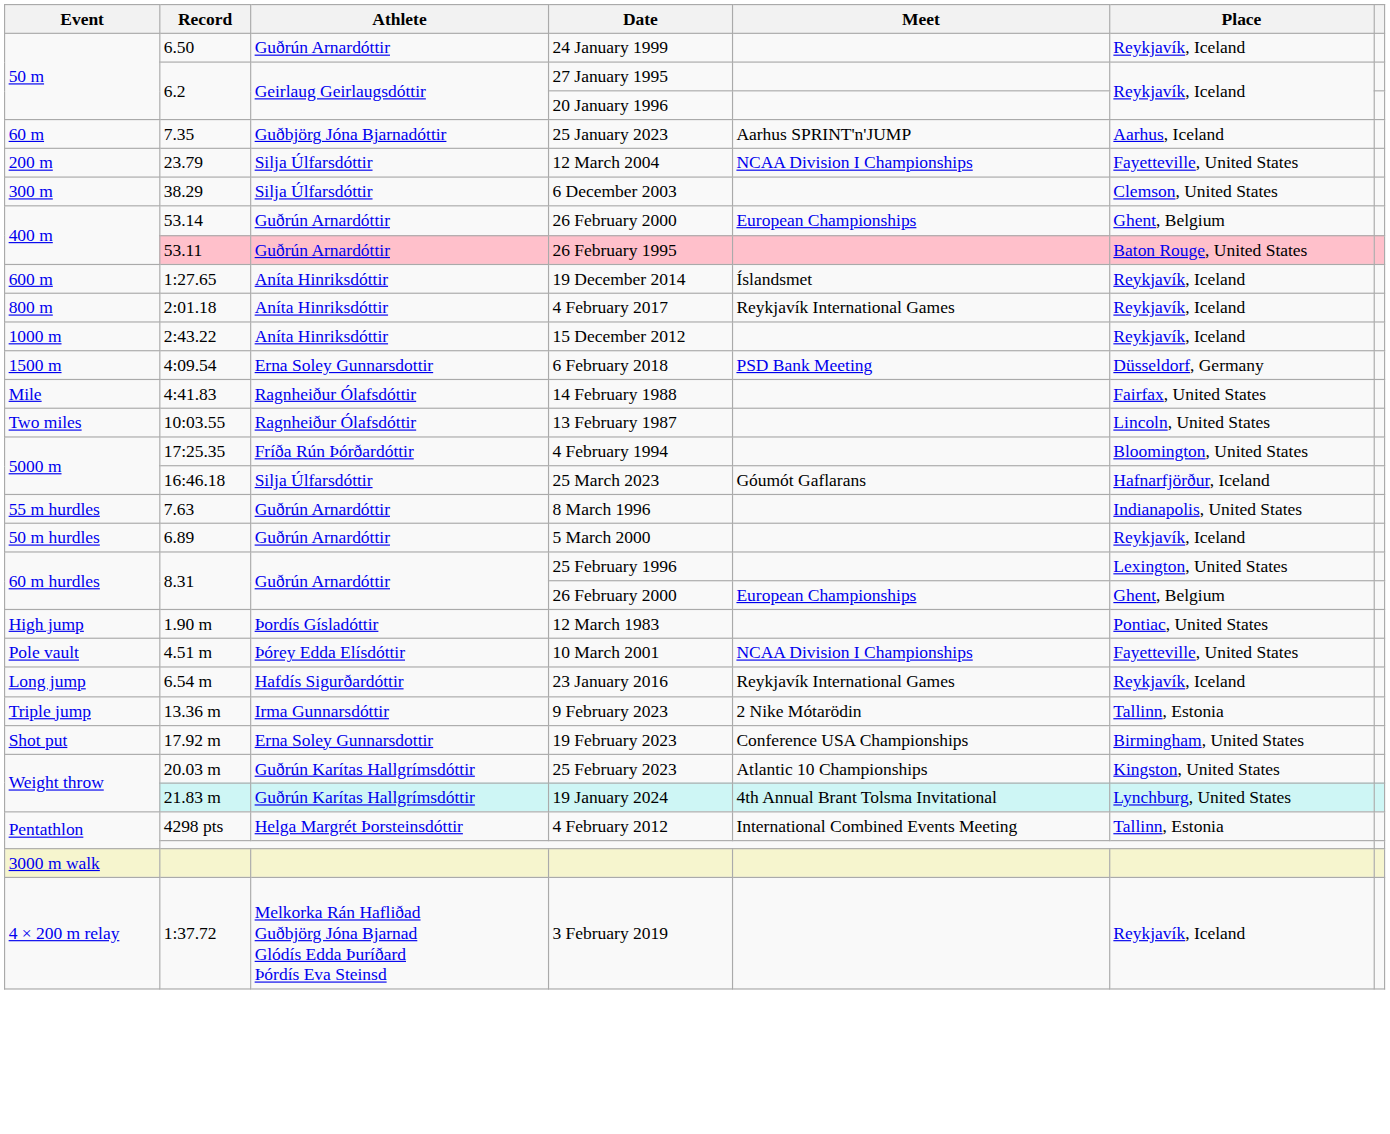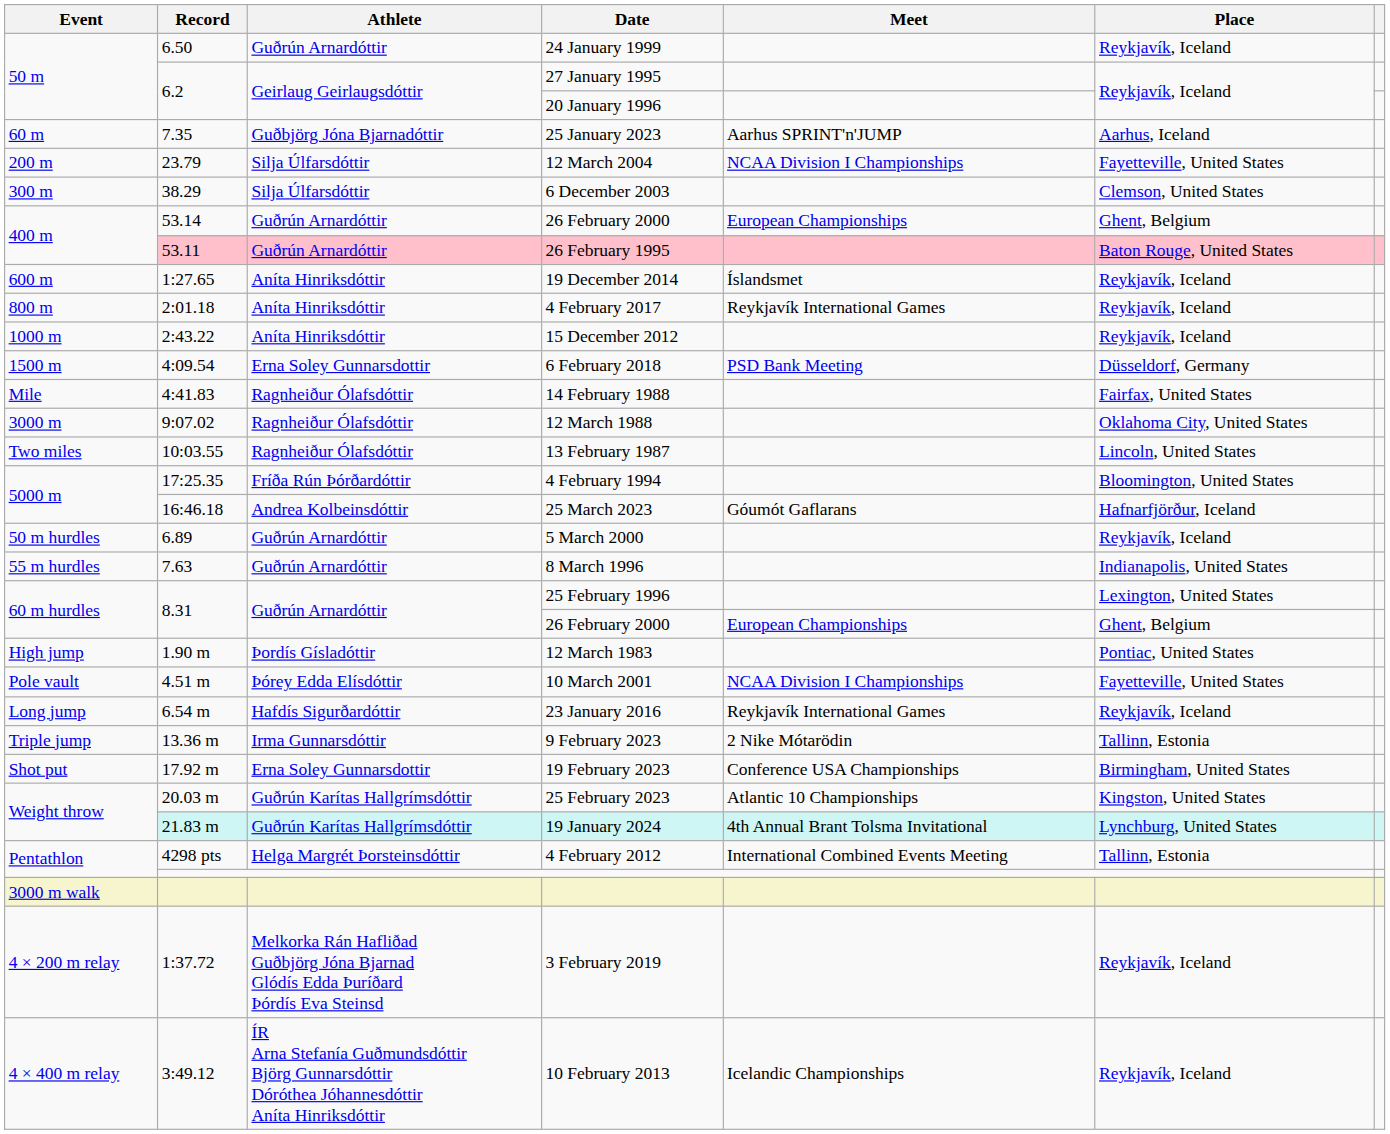+ row: (35, 422)
(314, 480) Silja Úlfarsdóttir -> (330, 509) Andrea Kolbeinsdóttir
rows swapped: (54, 537) <-> (54, 509)
+ row: (64, 1073)
